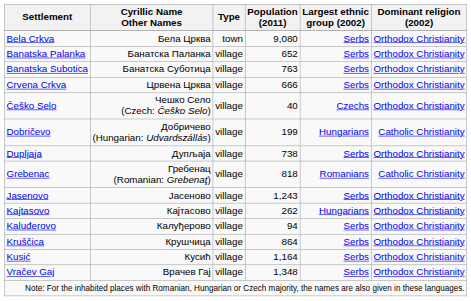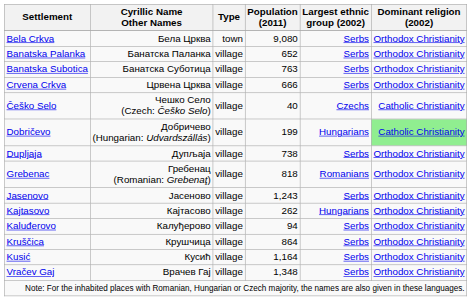(419, 106) Orthodox Christianity -> (421, 106) Catholic Christianity
(421, 132) no background -> (421, 132) lightgreen background
(421, 174) Catholic Christianity -> (419, 174) Orthodox Christianity
